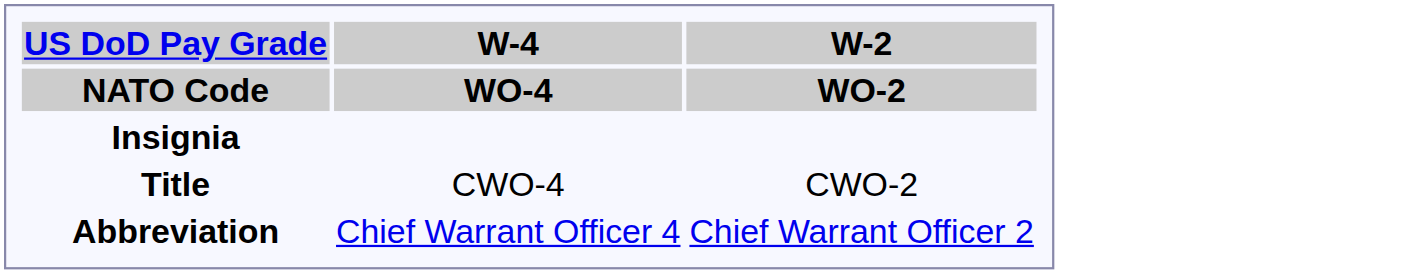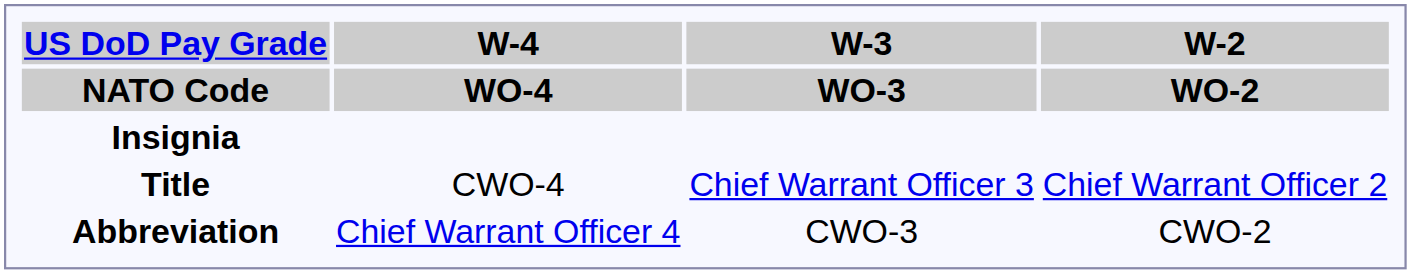+ column: (862, 90)
(862, 184) CWO-2 -> (1215, 184) Chief Warrant Officer 2
(862, 230) Chief Warrant Officer 2 -> (1215, 230) CWO-2
